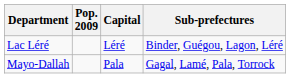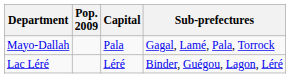rows swapped: (28, 45) <-> (38, 63)
